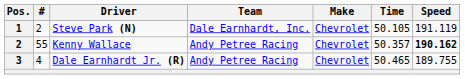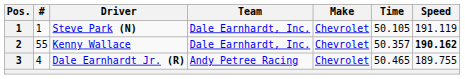(39, 29) 2 -> (39, 29) 1
(244, 45) Andy Petree Racing -> (250, 45) Dale Earnhardt, Inc.
